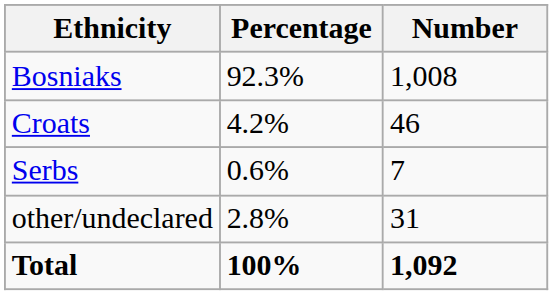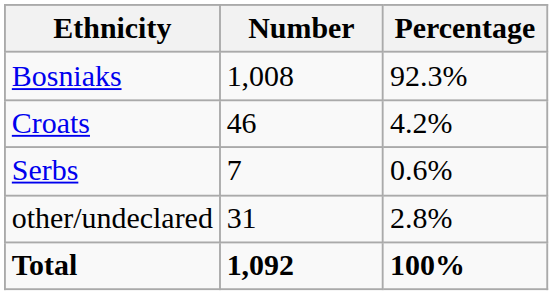columns swapped: (465, 28) <-> (301, 28)
